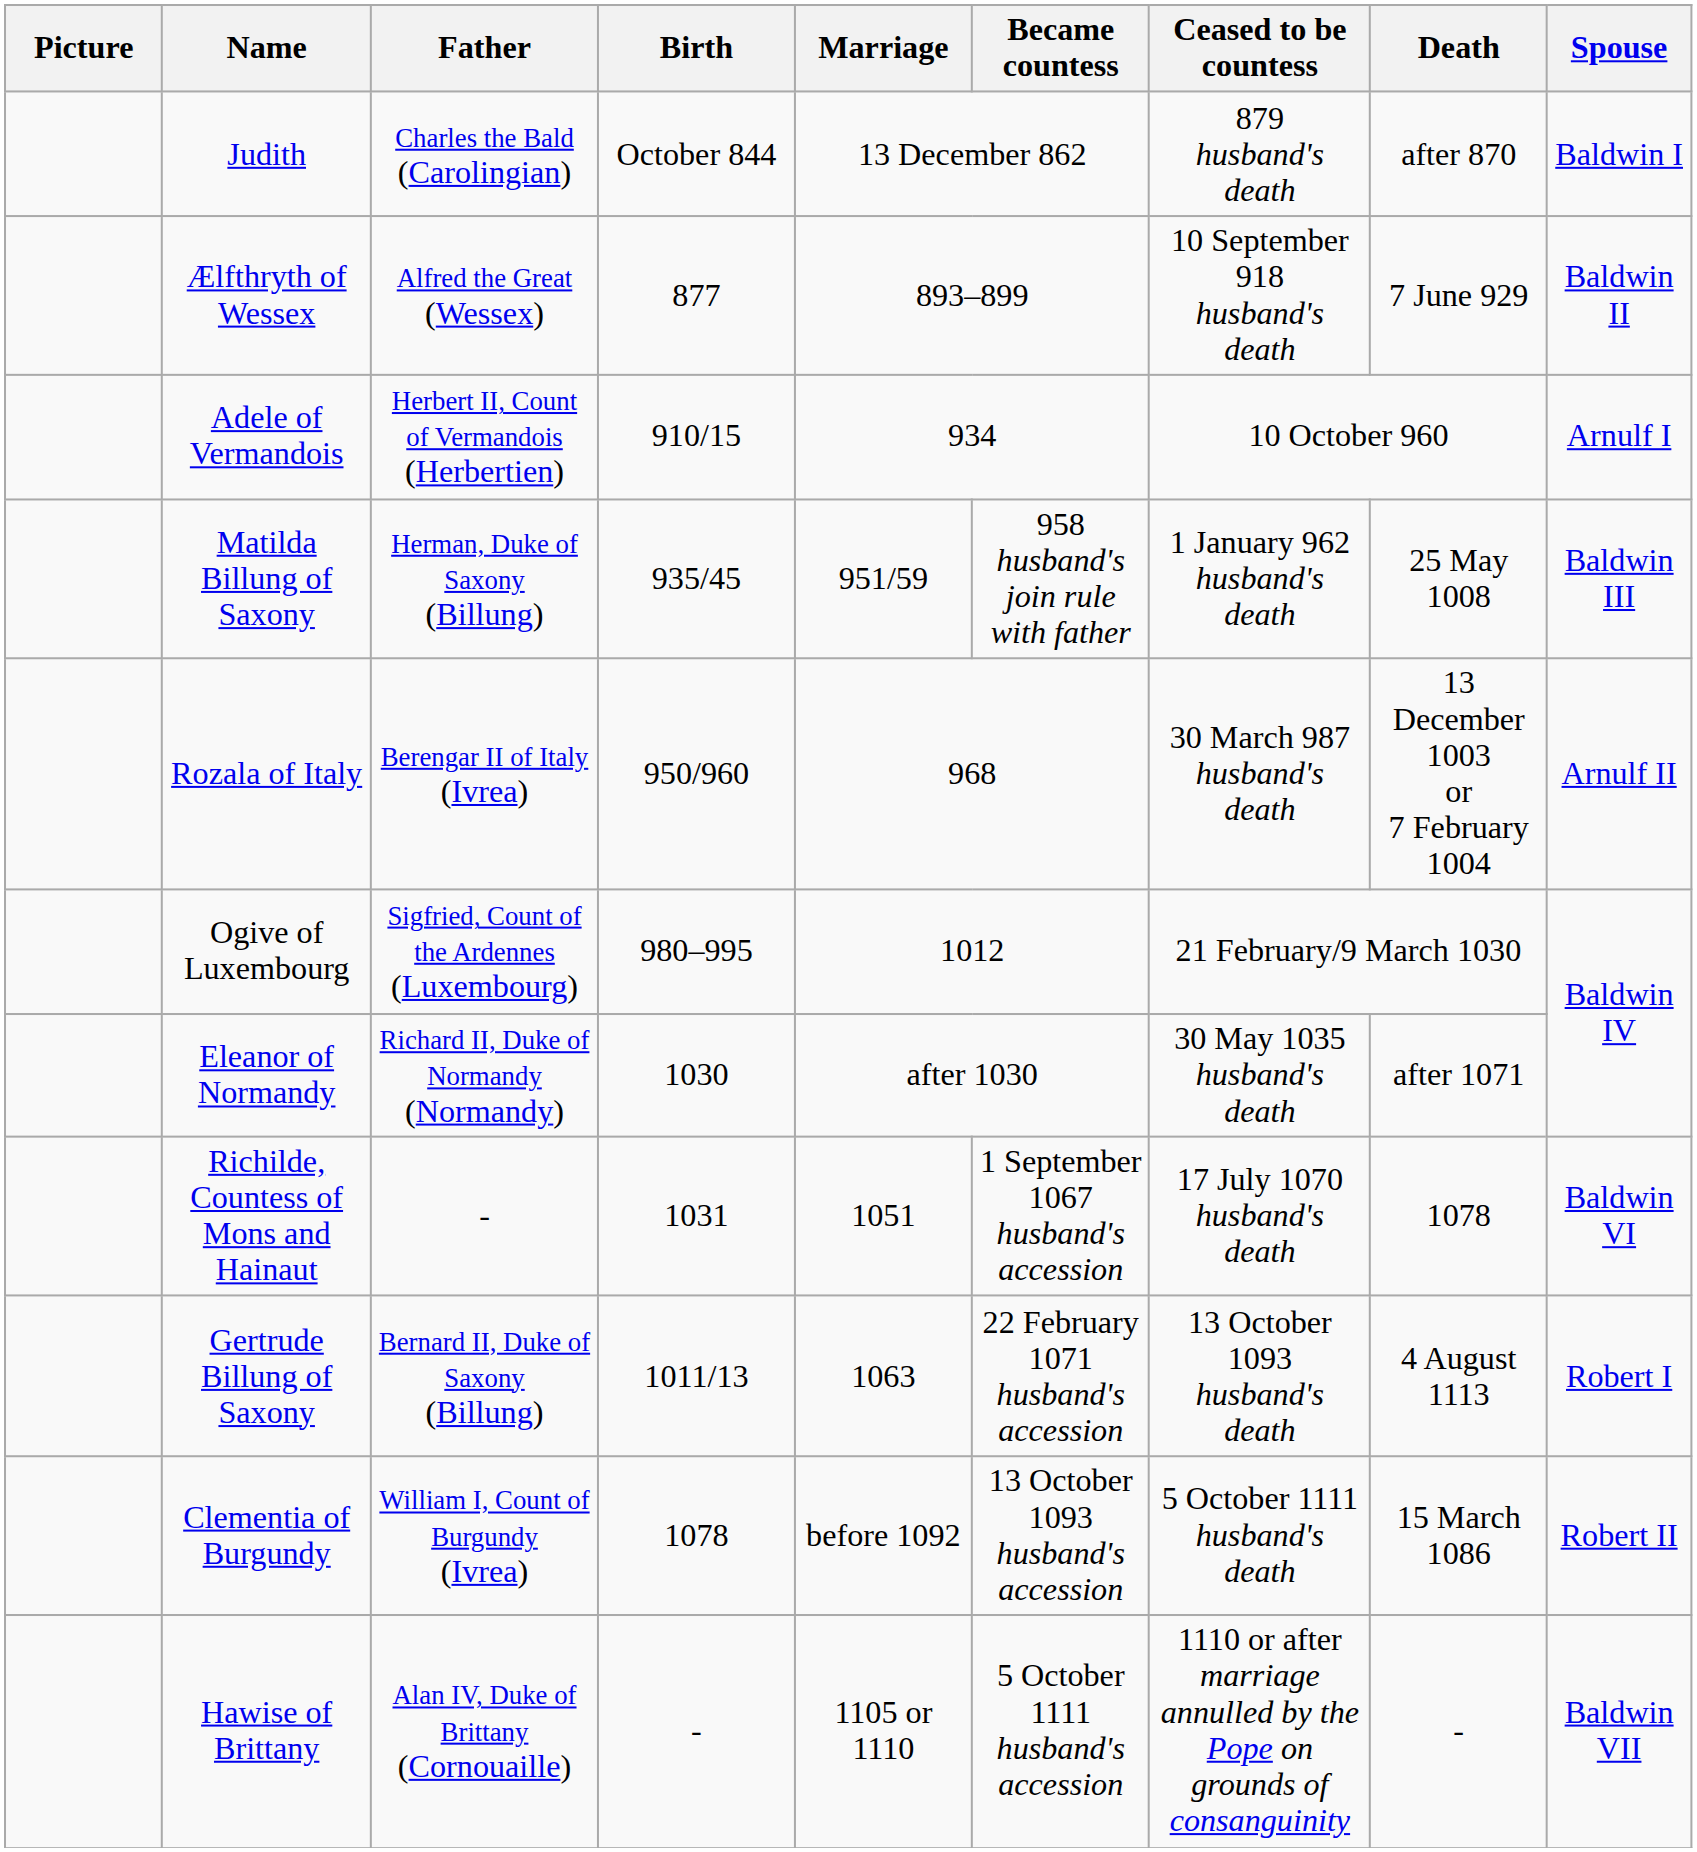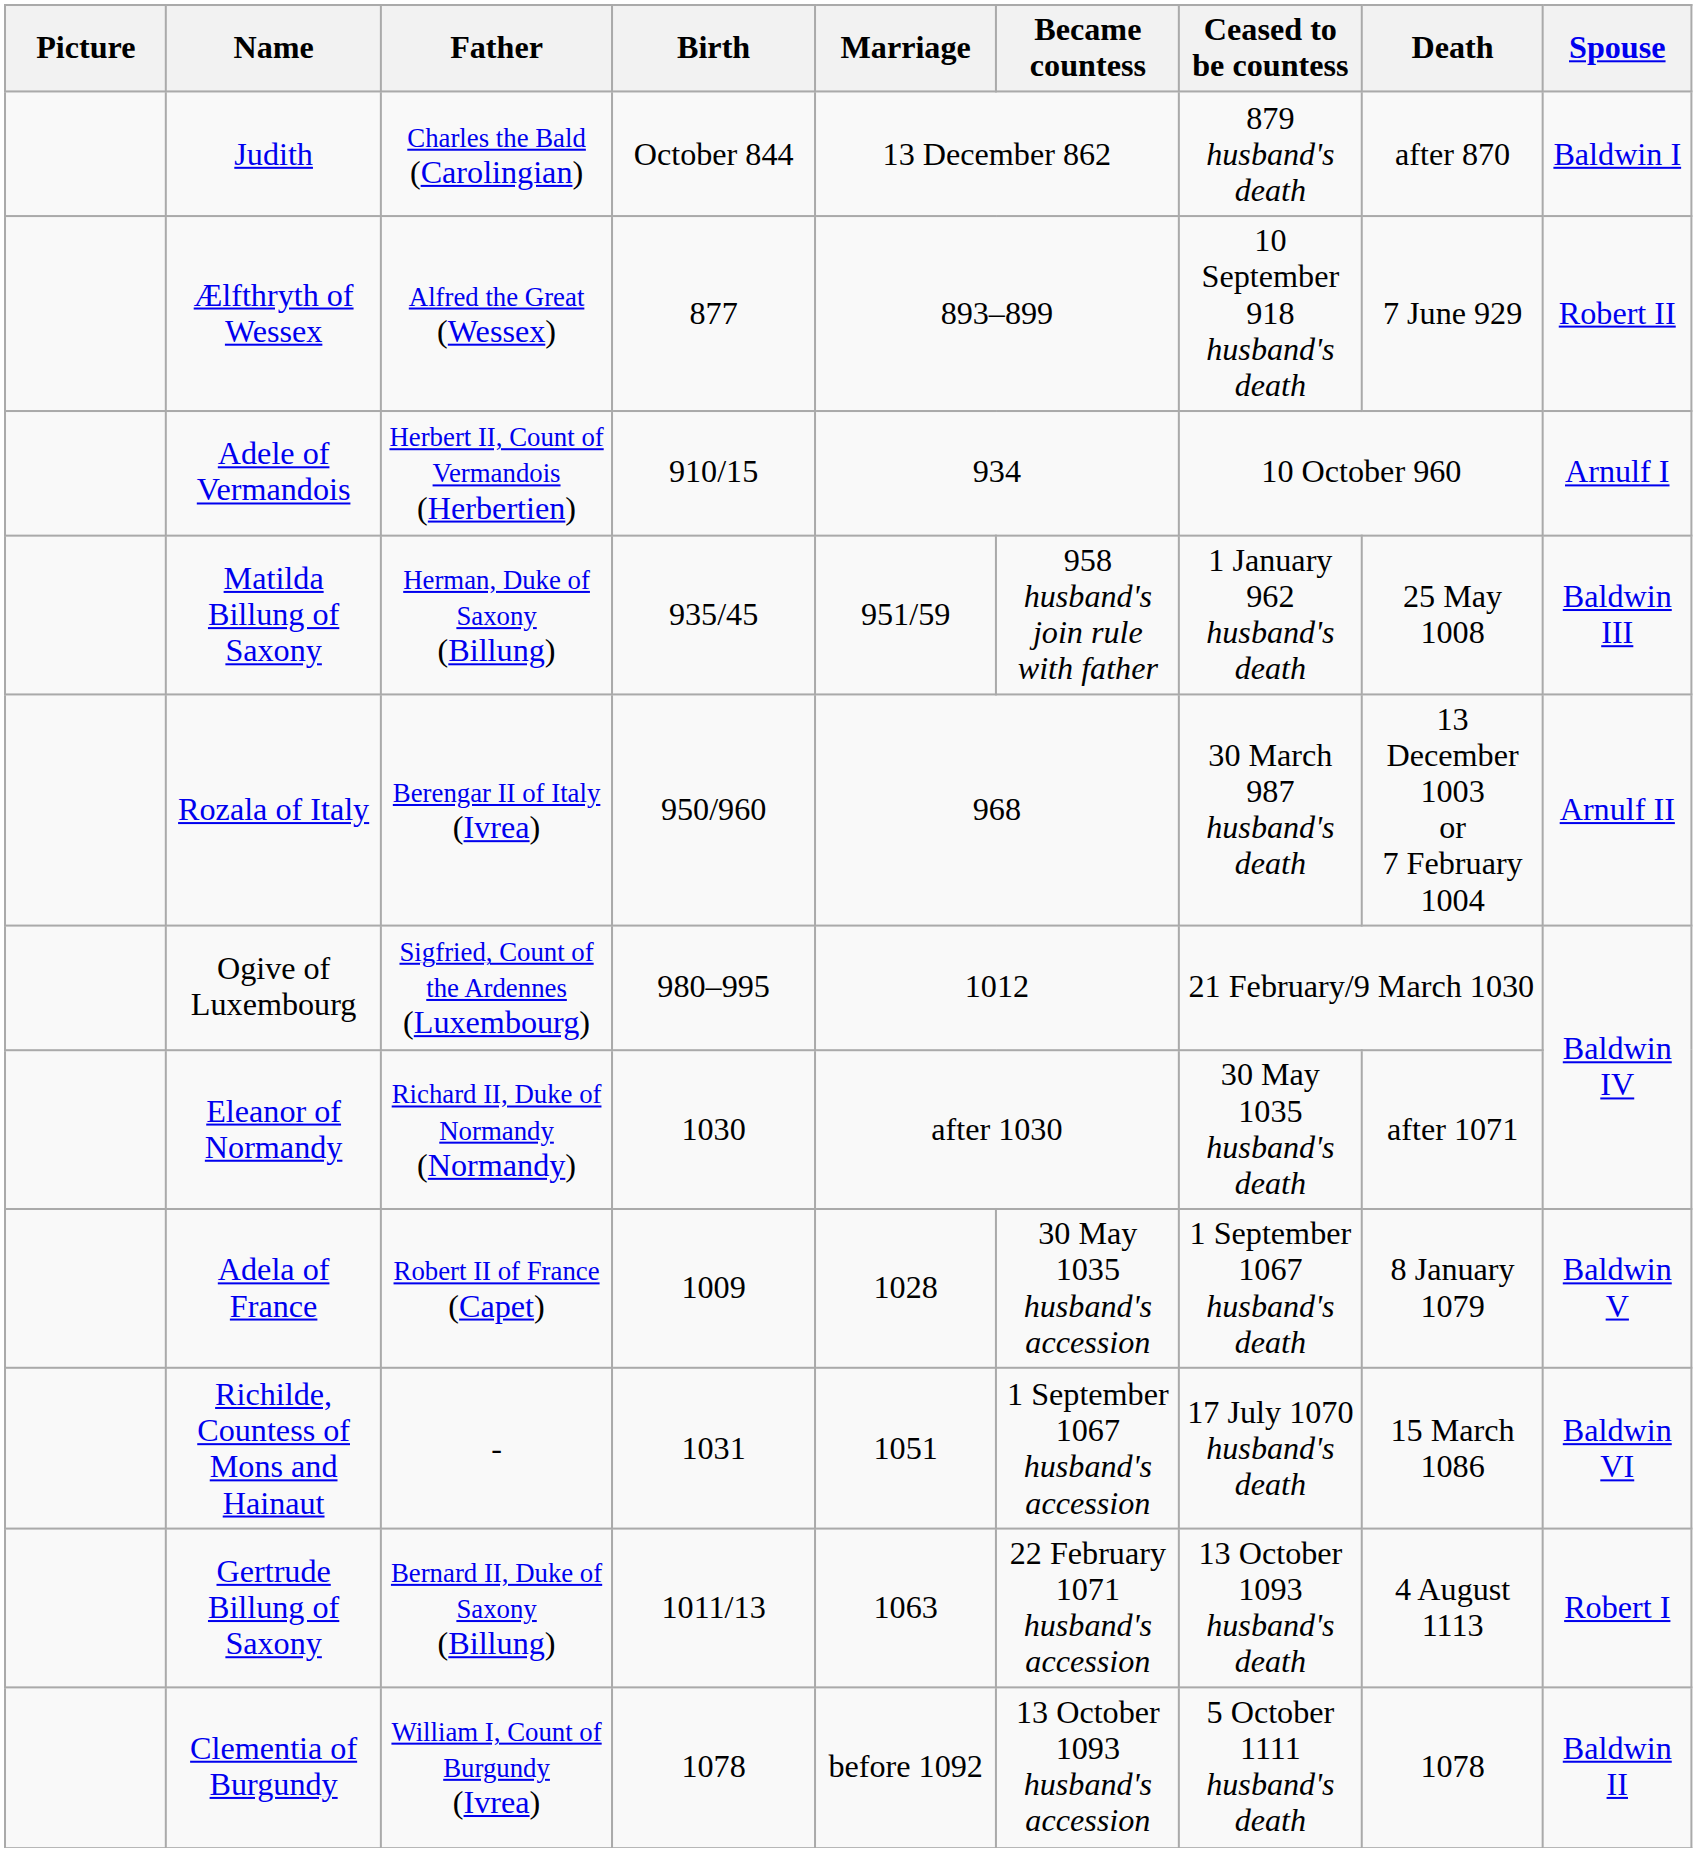(1619, 294) Baldwin II -> (1617, 312) Robert II
+ row: (274, 1288)
(1459, 1215) 1078 -> (1453, 1447) 15 March 1086
(1459, 1534) 15 March 1086 -> (1453, 1766) 1078
(1619, 1534) Robert II -> (1617, 1766) Baldwin II
- row: (267, 1730)
